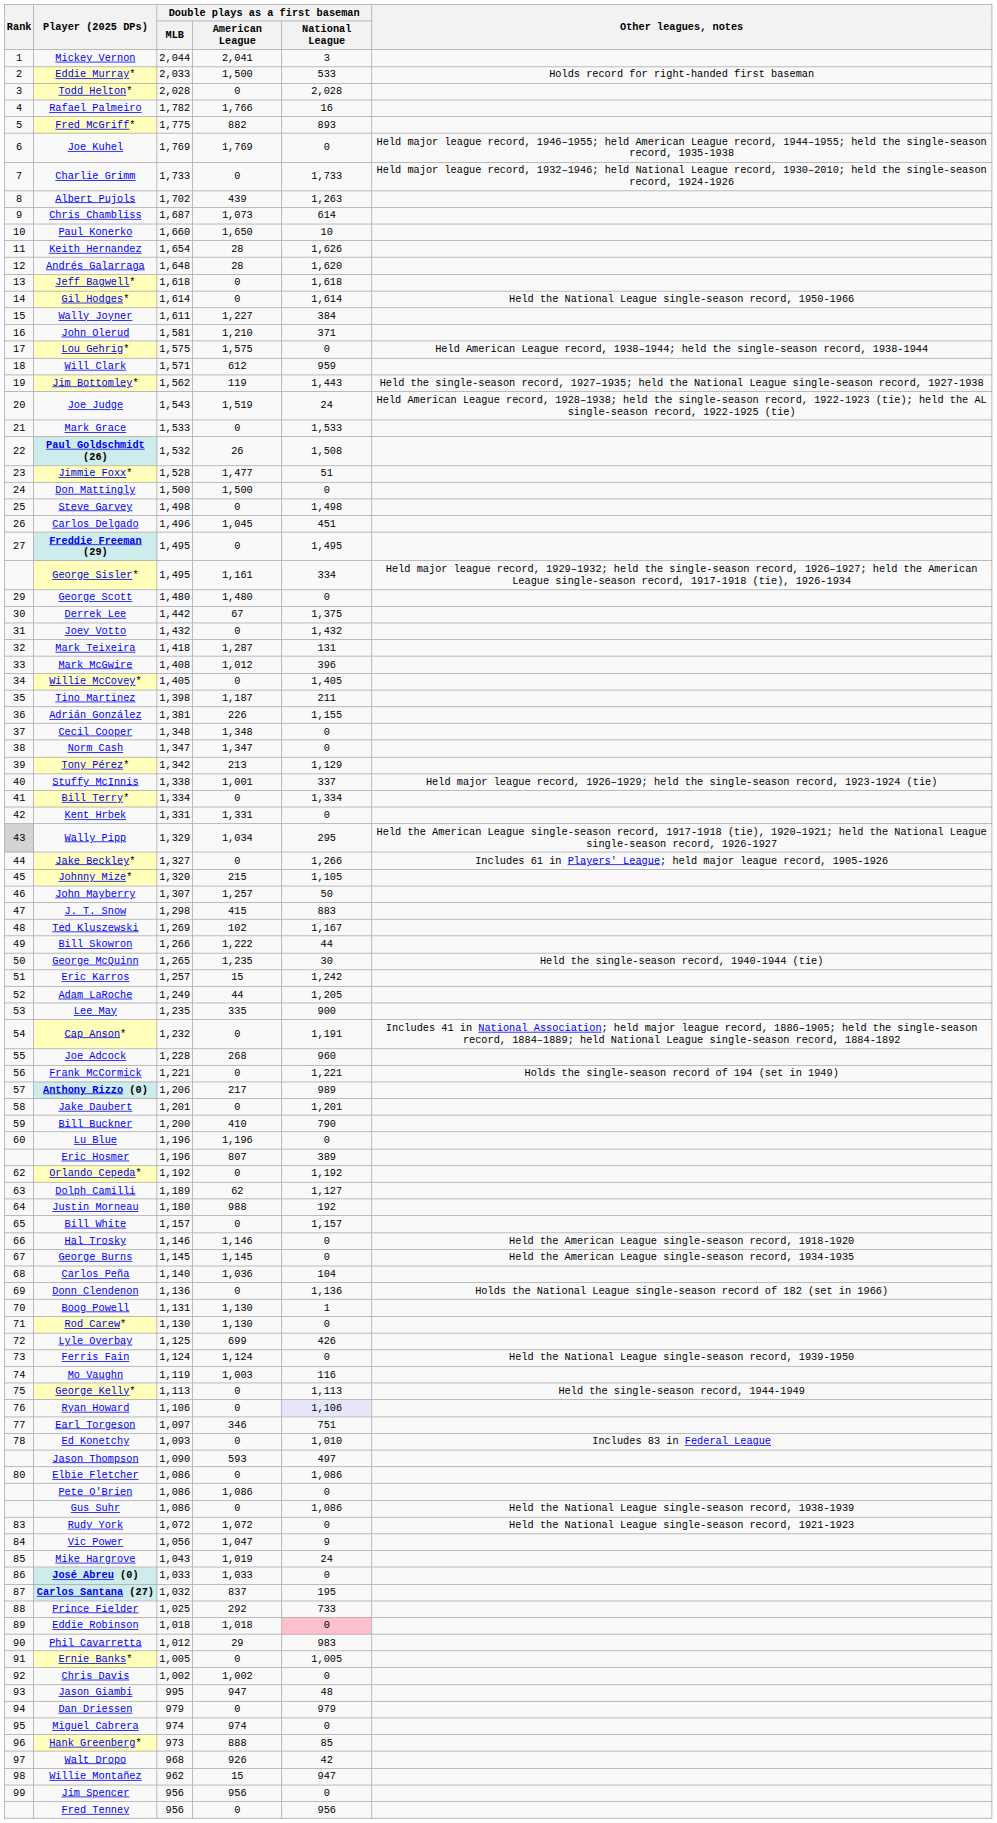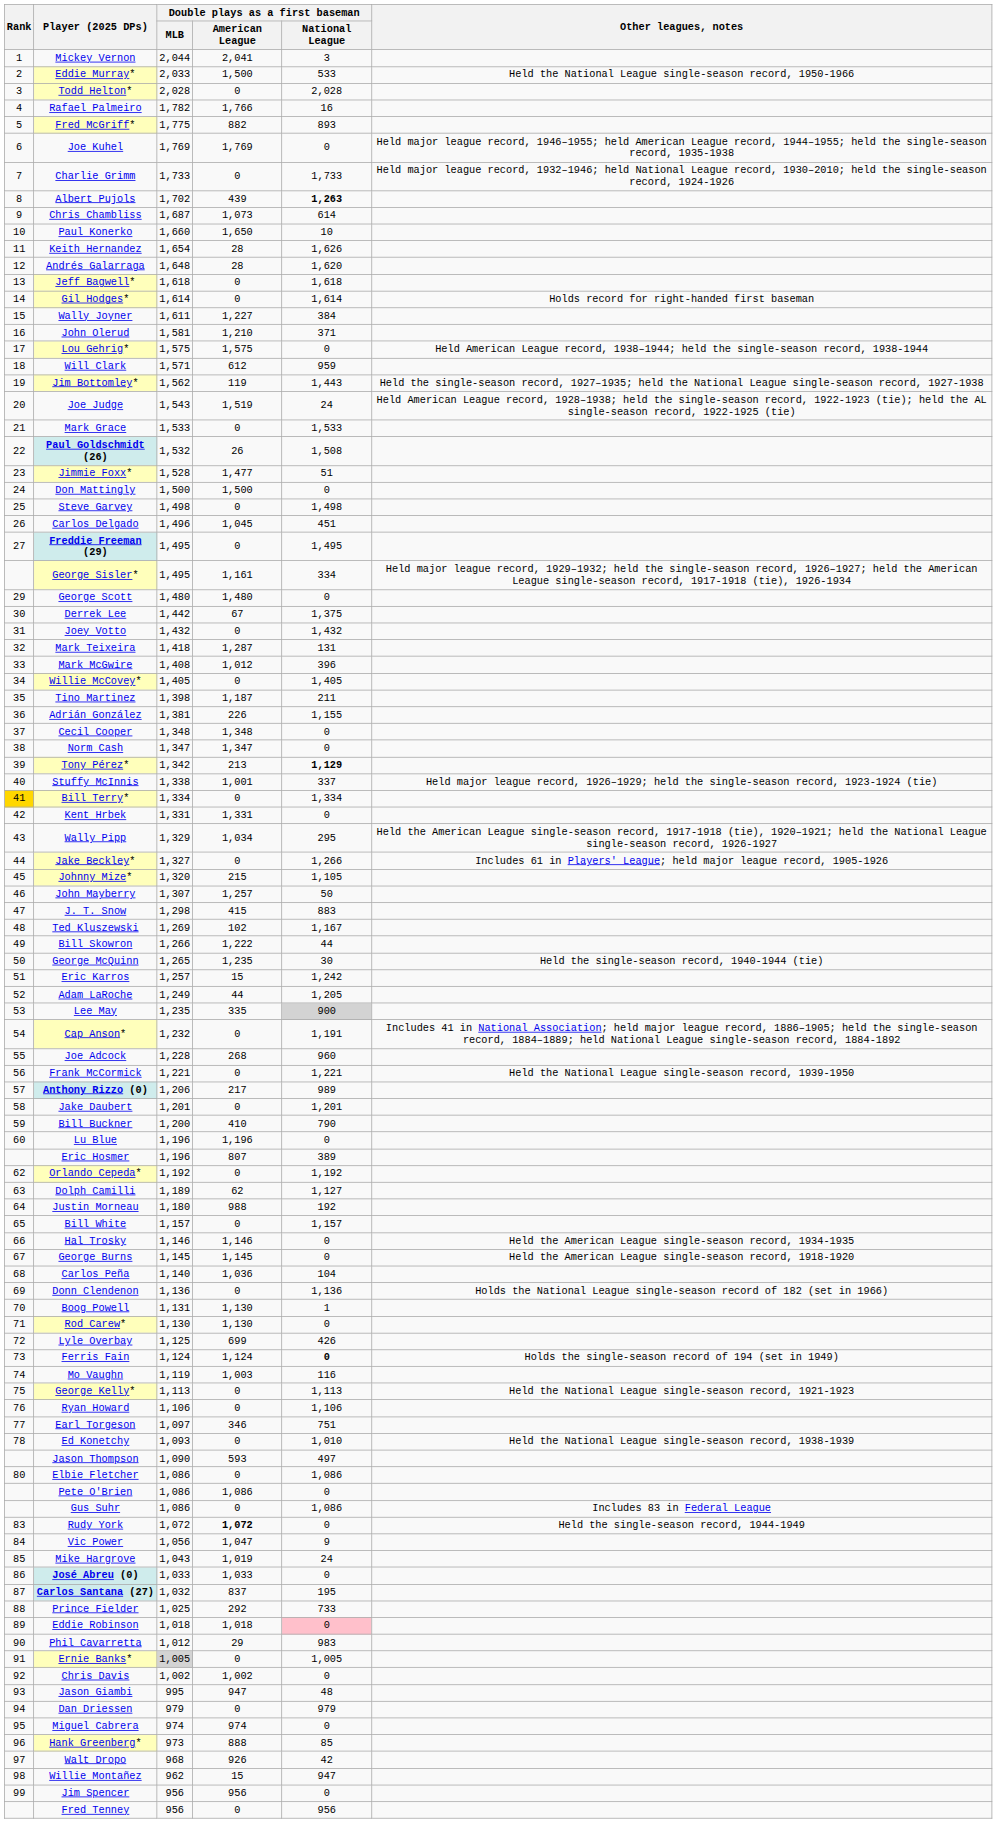(682, 75) Holds record for right-handed first baseman -> (682, 75) Held the National League single-season record, 1950-1966
(327, 199) normal -> (327, 199) bold
(682, 299) Held the National League single-season record, 1950-1966 -> (682, 299) Holds record for right-handed first baseman
(327, 765) normal -> (327, 765) bold
(19, 799) no background -> (19, 799) gold background
(19, 838) lightgrey background -> (19, 838) no background
(327, 1011) no background -> (327, 1011) lightgrey background
(682, 1073) Holds the single-season record of 194 (set in 1949) -> (682, 1073) Held the National League single-season record, 1939-1950
(682, 1241) Held the American League single-season record, 1918-1920 -> (682, 1241) Held the American League single-season record, 1934-1935
(682, 1258) Held the American League single-season record, 1934-1935 -> (682, 1258) Held the American League single-season record, 1918-1920
(327, 1358) normal -> (327, 1358) bold
(682, 1358) Held the National League single-season record, 1939-1950 -> (682, 1358) Holds the single-season record of 194 (set in 1949)
(682, 1392) Held the single-season record, 1944-1949 -> (682, 1392) Held the National League single-season record, 1921-1923
(327, 1408) lavender background -> (327, 1408) no background
(682, 1442) Includes 83 in Federal League -> (682, 1442) Held the National League single-season record, 1938-1939
(682, 1509) Held the National League single-season record, 1938-1939 -> (682, 1509) Includes 83 in Federal League
(237, 1525) normal -> (237, 1525) bold
(682, 1525) Held the National League single-season record, 1921-1923 -> (682, 1525) Held the single-season record, 1944-1949
(175, 1659) no background -> (175, 1659) lightgrey background
